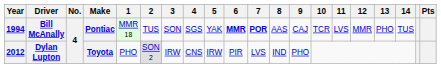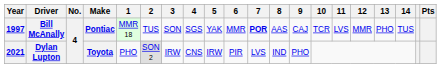(15, 29) 1994 -> (15, 29) 1997
(236, 29) bold -> (236, 29) normal
(15, 52) 2012 -> (15, 52) 2021
